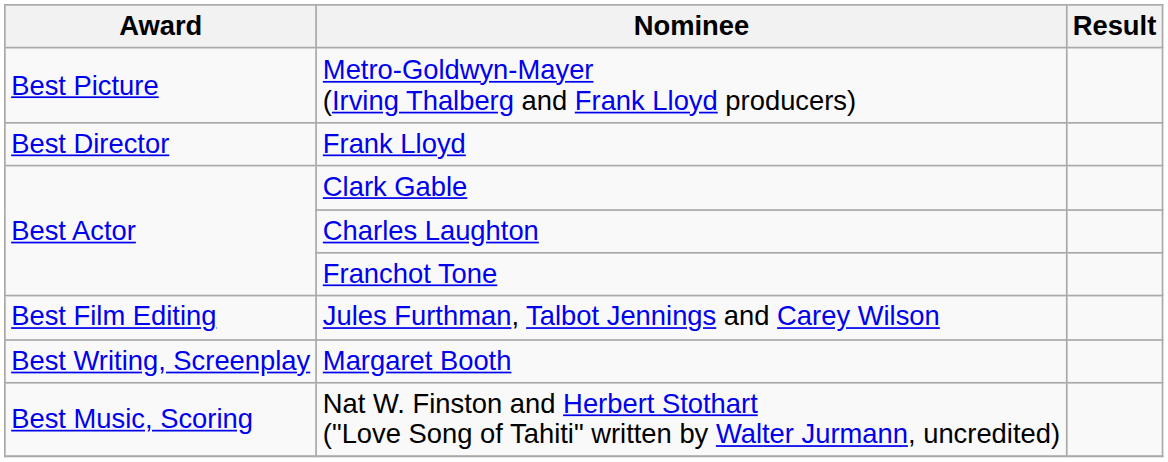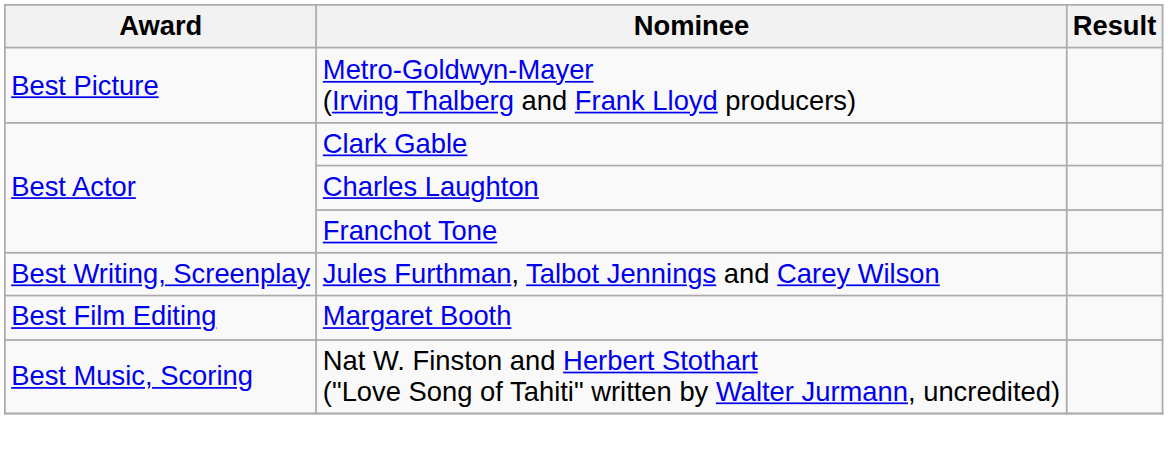- row: (394, 143)
(114, 317) Best Film Editing -> (161, 273) Best Writing, Screenplay
(161, 360) Best Writing, Screenplay -> (114, 317) Best Film Editing
